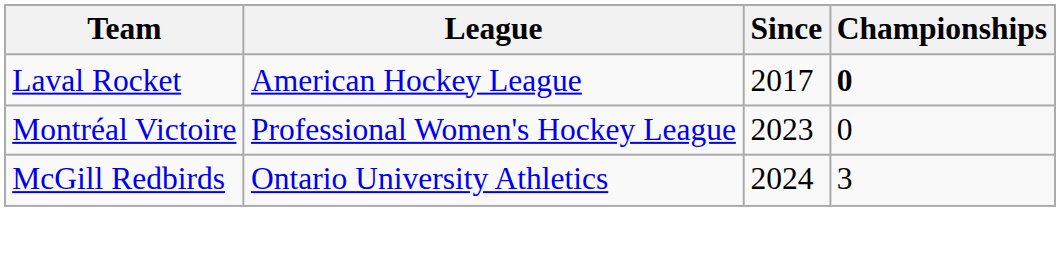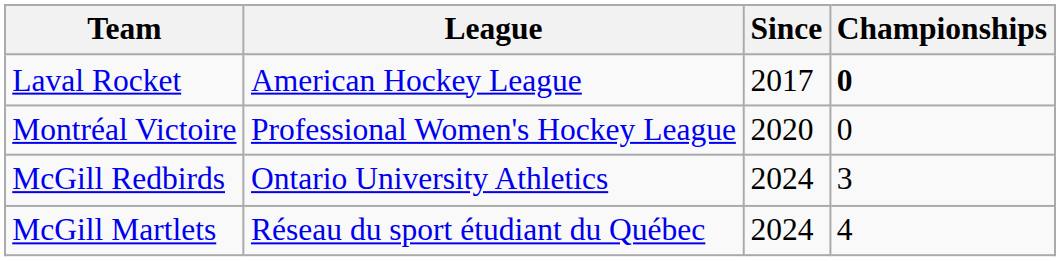(782, 129) 2023 -> (782, 129) 2020
+ row: (114, 229)
